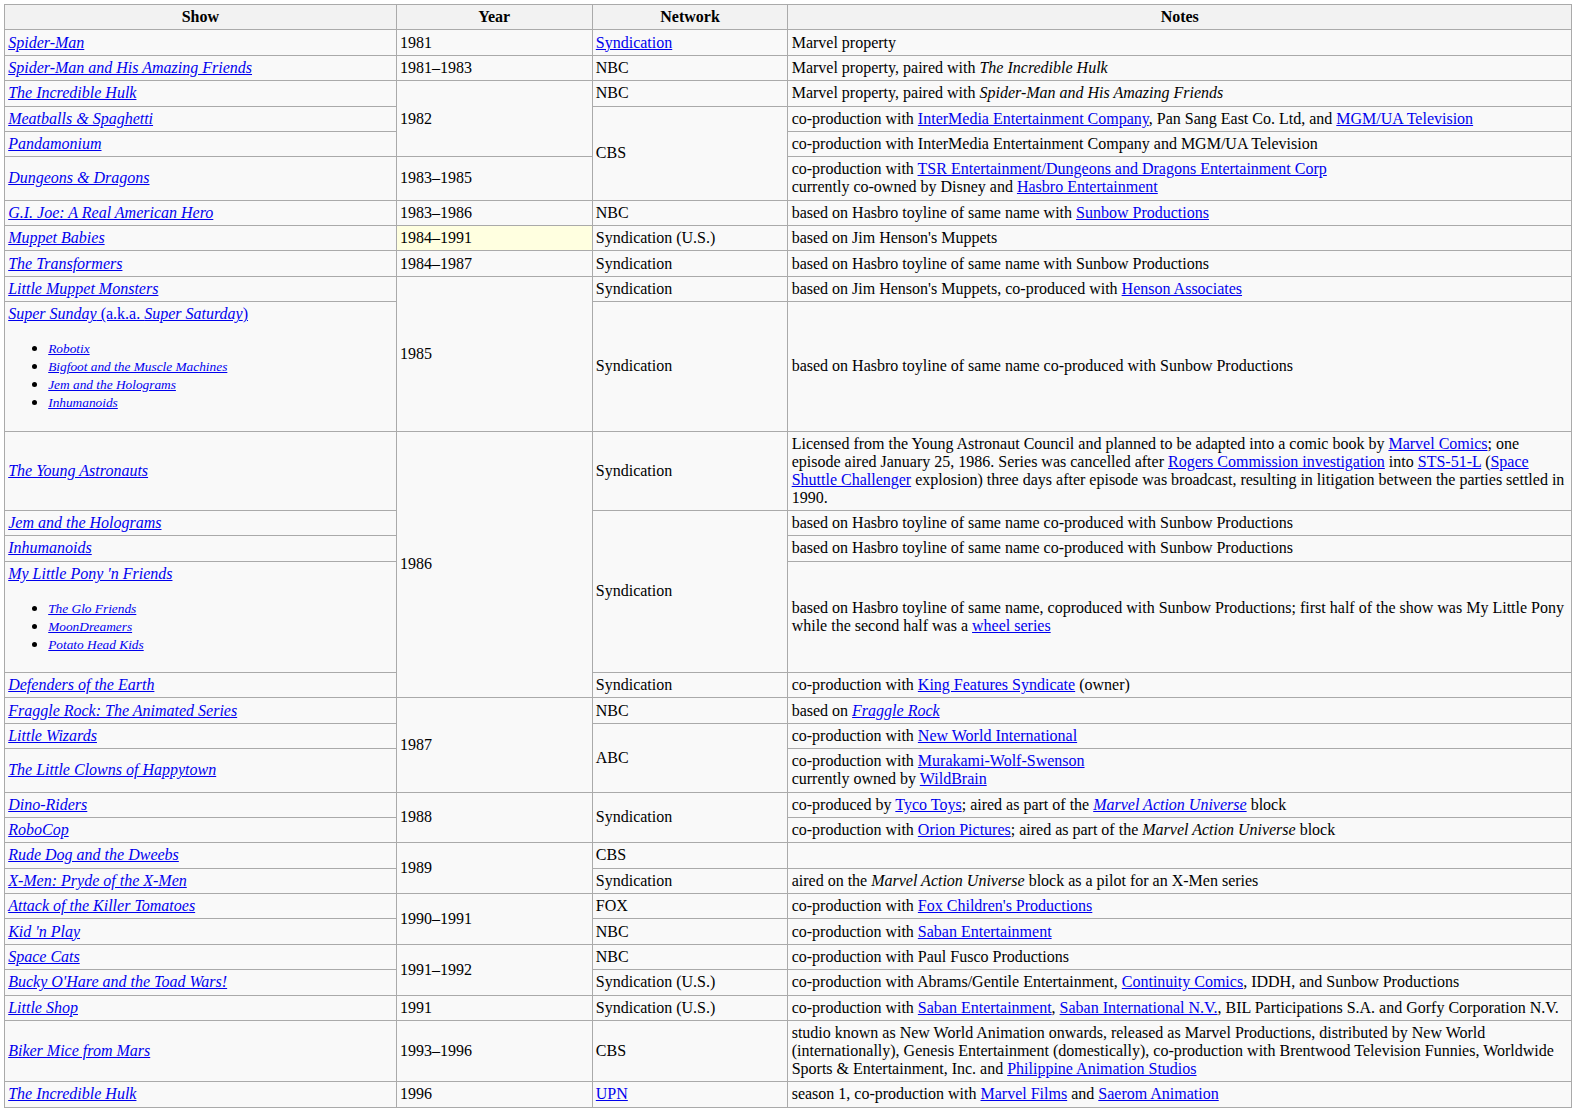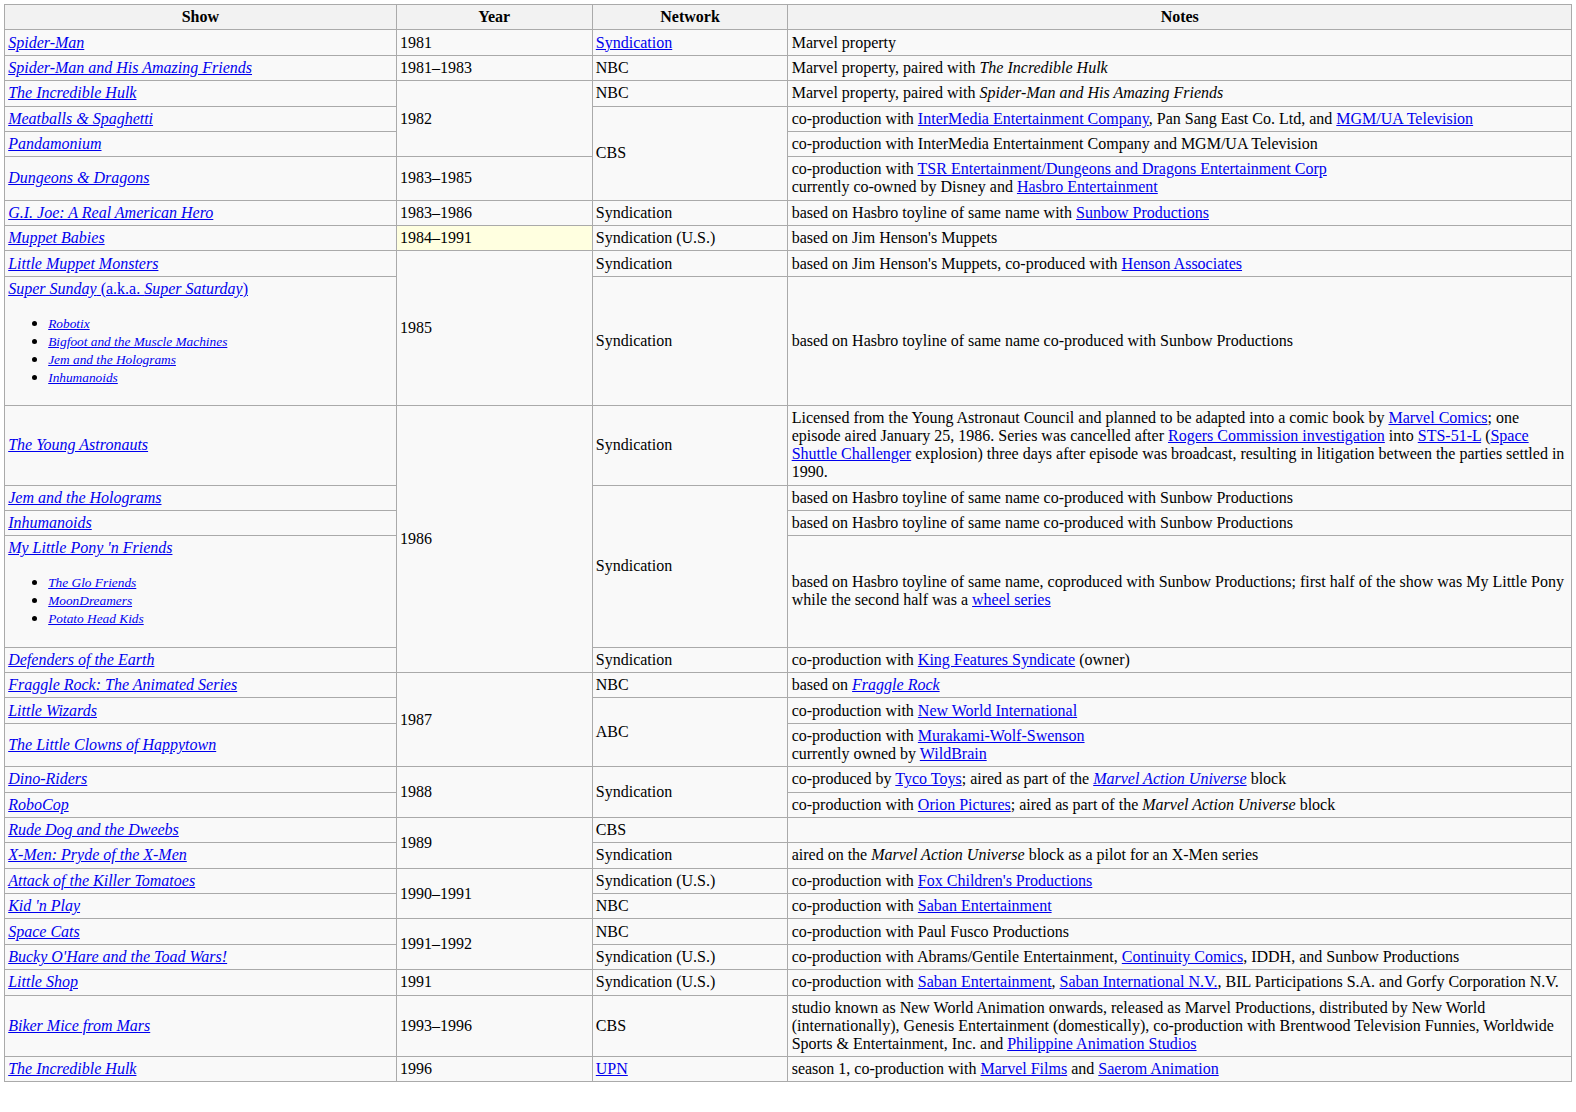(612, 212) NBC -> (634, 212) Syndication
- row: (65, 263)
(612, 906) FOX -> (656, 880) Syndication (U.S.)
